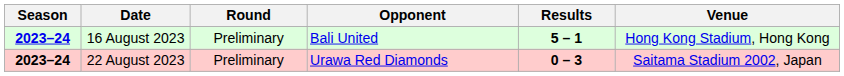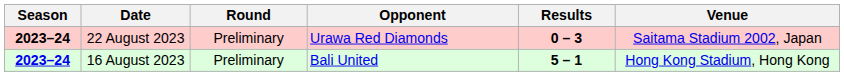rows swapped: (136, 37) <-> (136, 60)
